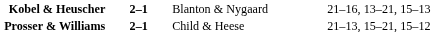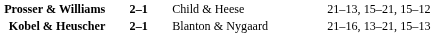rows swapped: (57, 9) <-> (55, 25)
